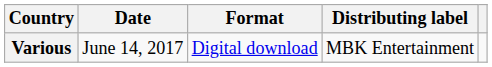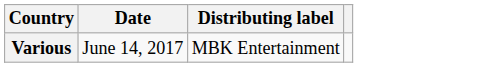- column: (255, 18)
